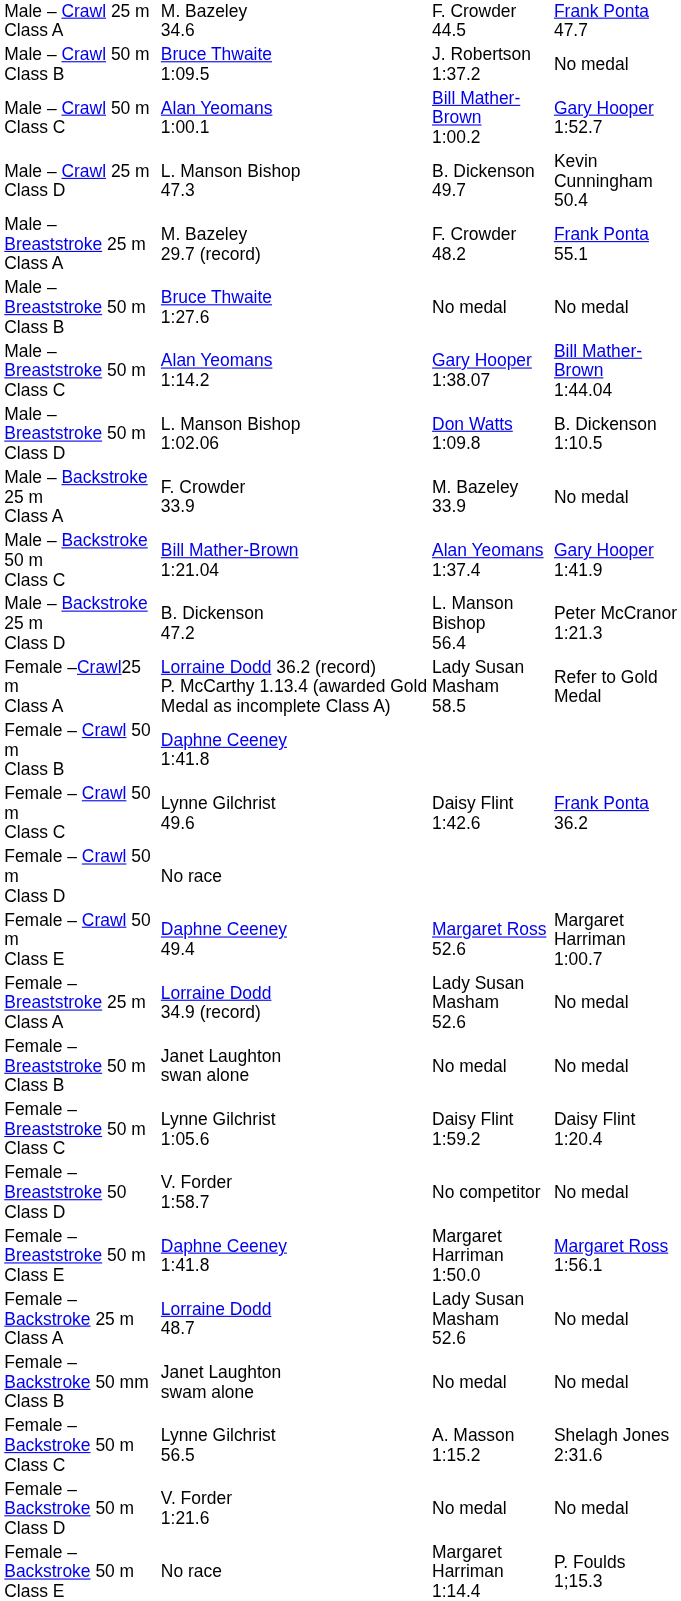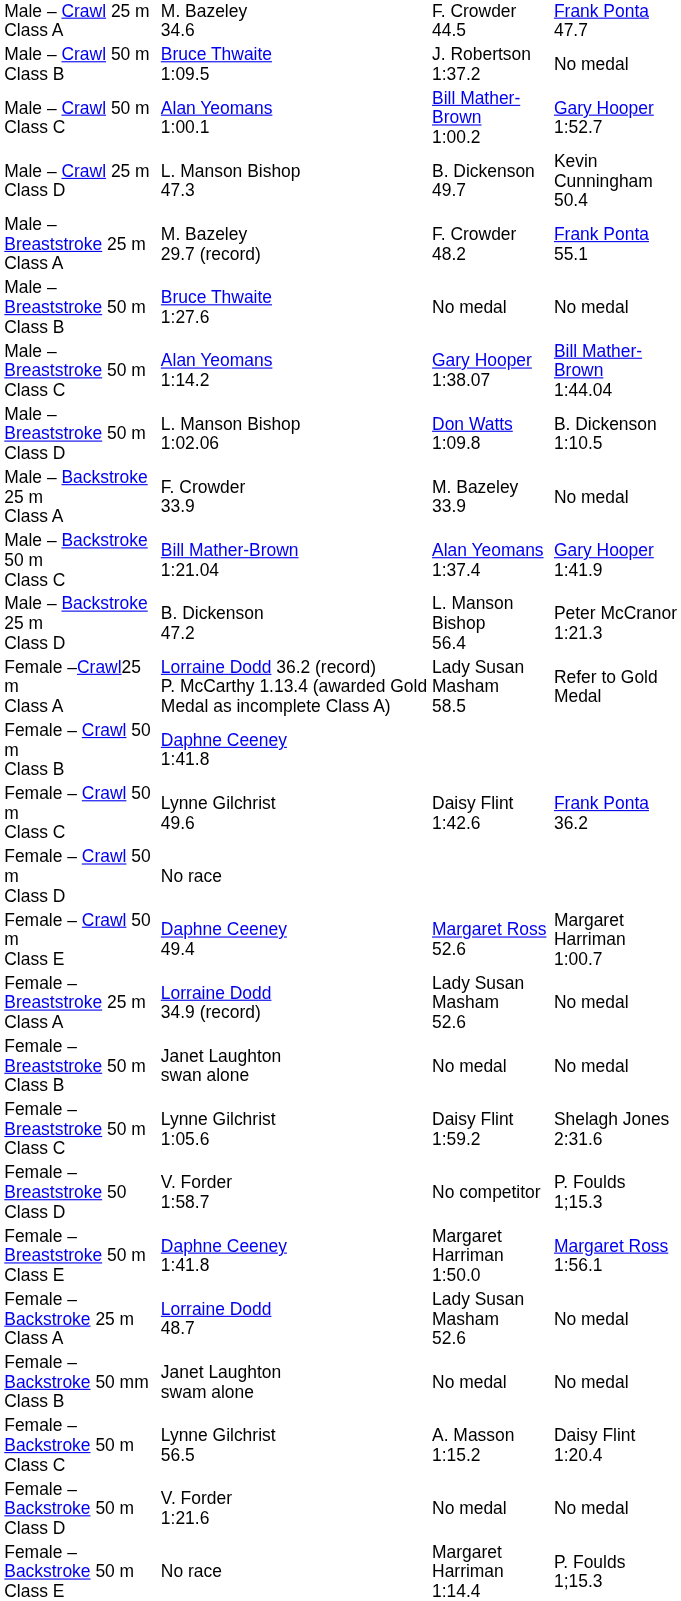(595, 1129) Daisy Flint 1:20.4 -> (612, 1129) Shelagh Jones 2:31.6
(591, 1192) No medal -> (590, 1192) P. Foulds 1;15.3
(612, 1445) Shelagh Jones 2:31.6 -> (595, 1445) Daisy Flint 1:20.4
